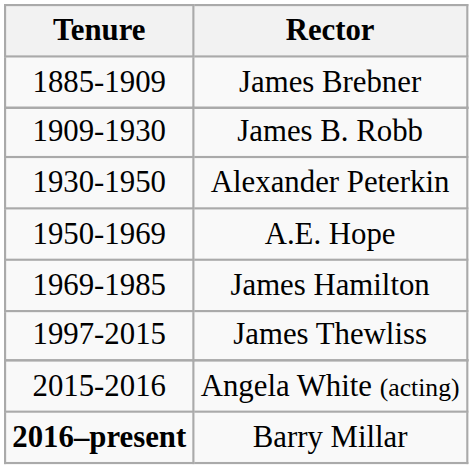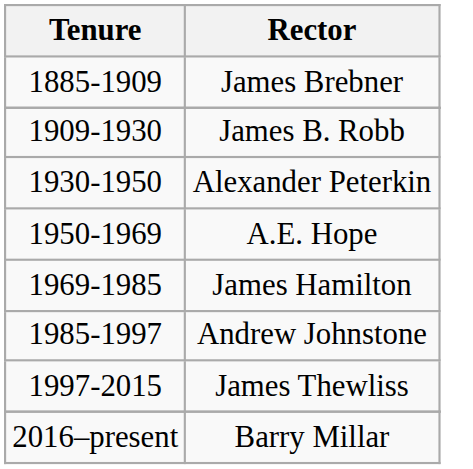+ row: (312, 335)
- row: (330, 386)
(99, 436) bold -> (95, 436) normal
